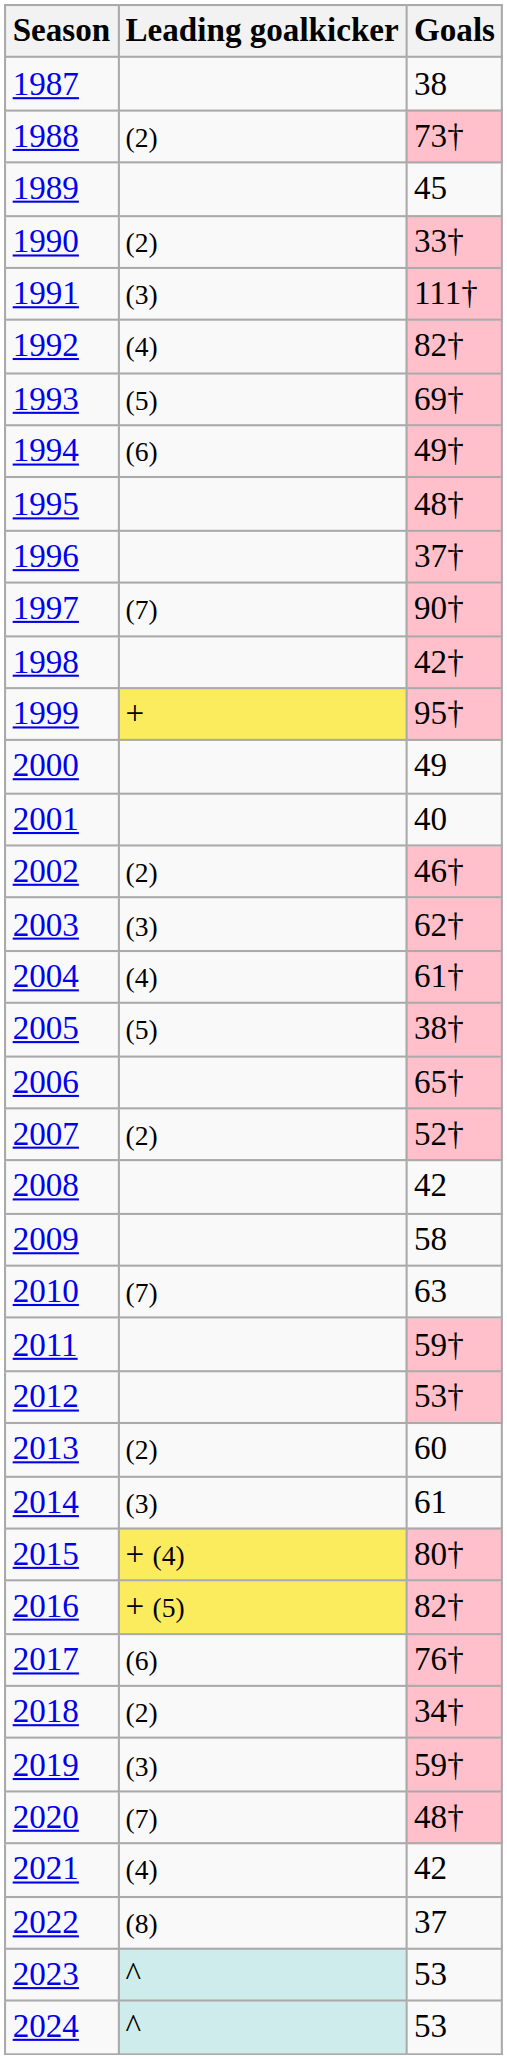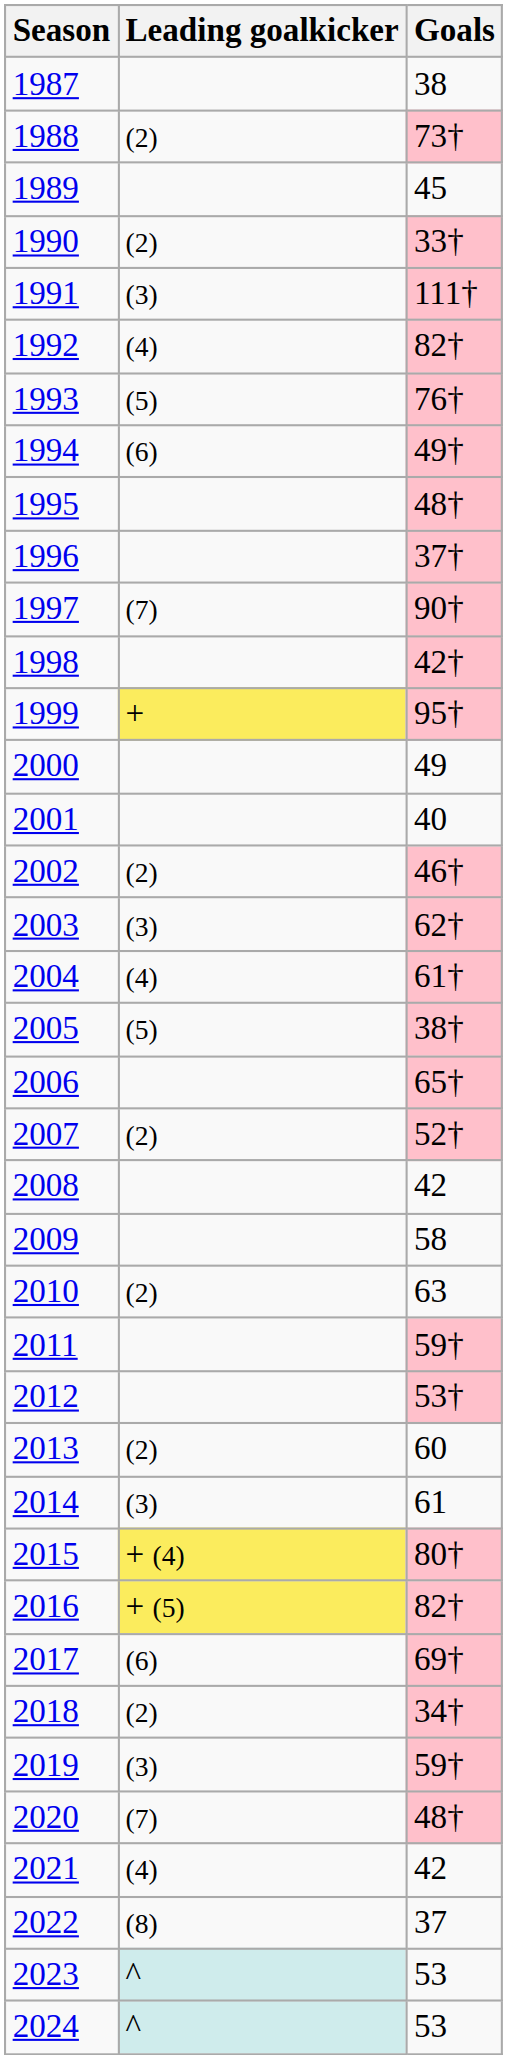(439, 398) 69† -> (439, 398) 76†
(142, 1293) (7) -> (142, 1293) (2)
(439, 1659) 76† -> (439, 1659) 69†
